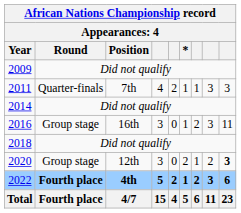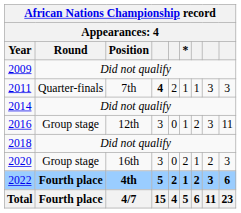(160, 87) normal -> (160, 87) bold
(129, 124) 16th -> (129, 124) 12th
(129, 161) 12th -> (129, 161) 16th
(227, 161) bold -> (227, 161) normal
